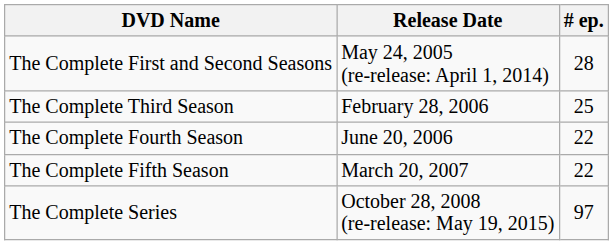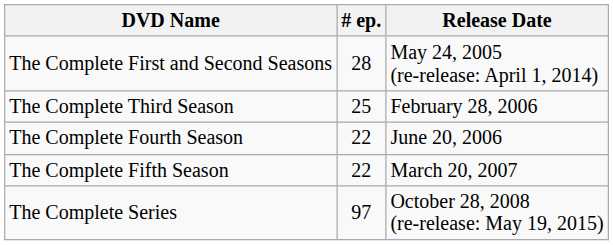columns swapped: (584, 20) <-> (448, 20)
